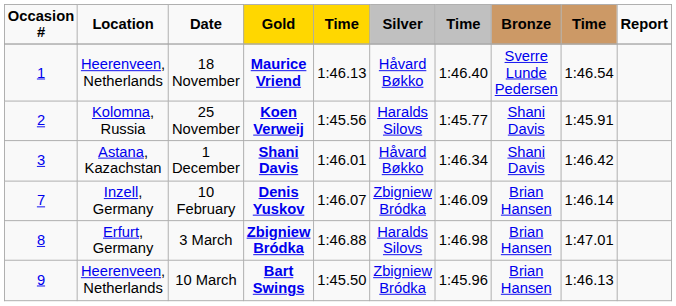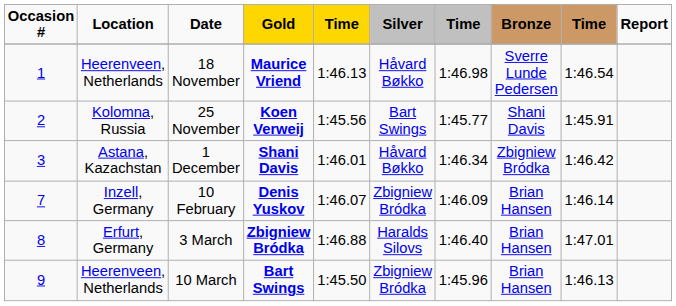(463, 72) 1:46.40 -> (463, 72) 1:46.98
(403, 120) Haralds Silovs -> (403, 120) Bart Swings
(526, 160) Shani Davis -> (526, 160) Zbigniew Bródka
(463, 240) 1:46.98 -> (463, 240) 1:46.40
